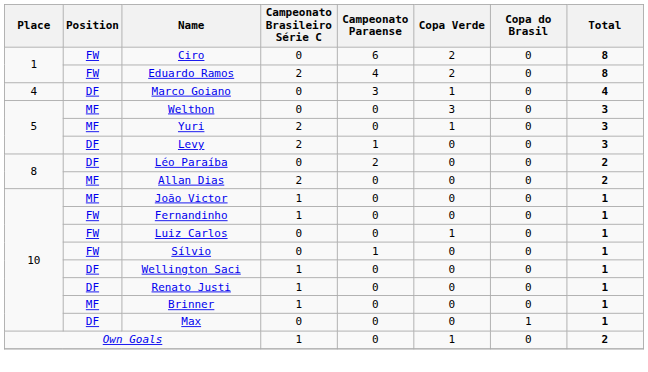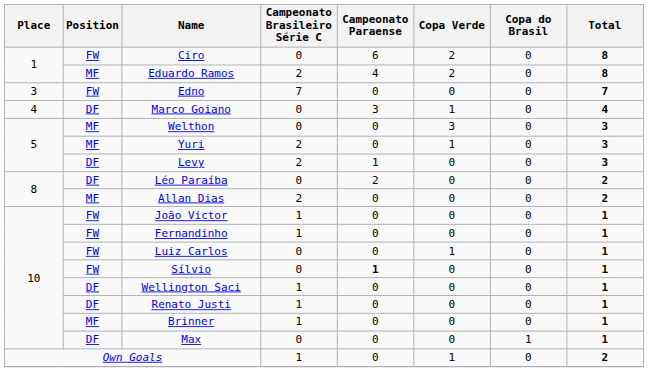(92, 74) FW -> (92, 74) MF
+ row: (191, 92)
(92, 198) MF -> (92, 216) FW
(375, 252) normal -> (375, 269) bold
